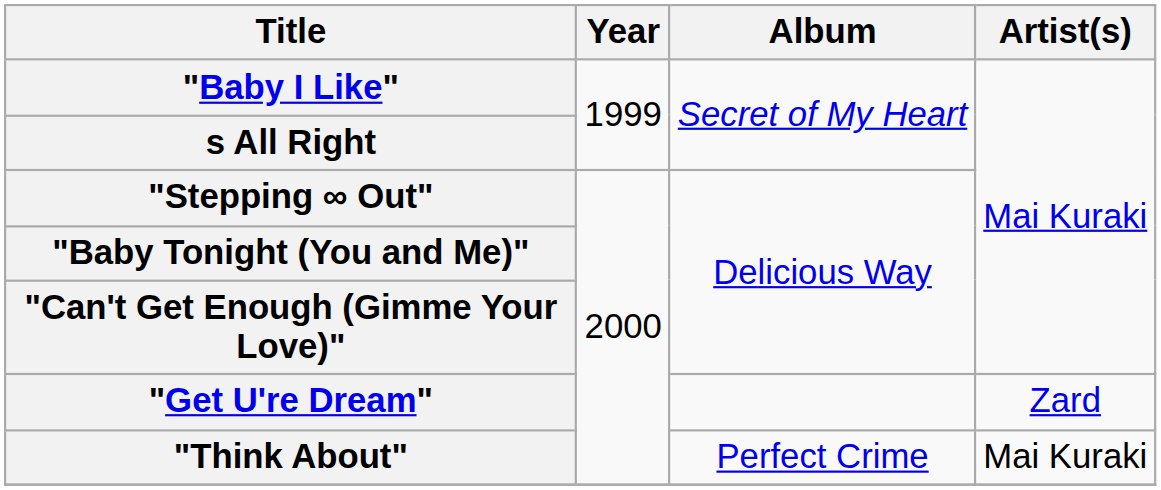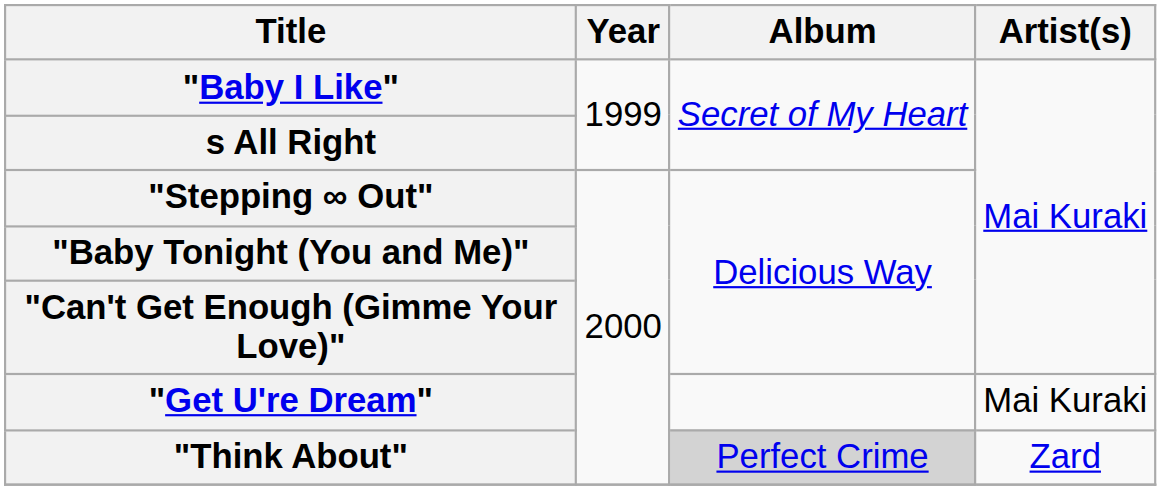(1065, 401) Zard -> (1065, 401) Mai Kuraki
(823, 456) no background -> (823, 456) lightgrey background
(1065, 456) Mai Kuraki -> (1065, 456) Zard
